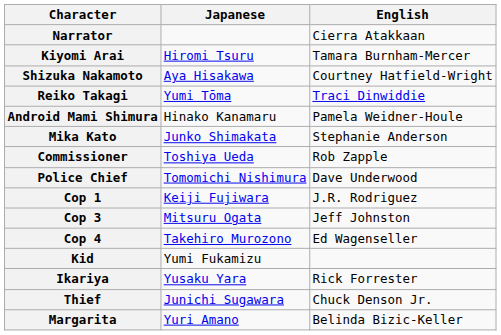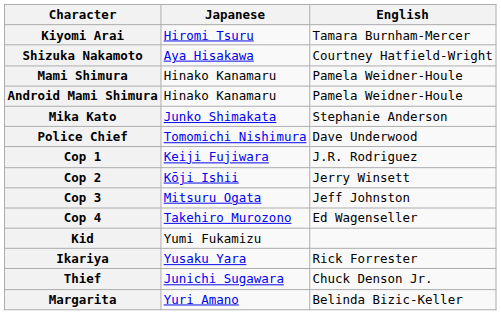- row: (83, 35)
- row: (83, 96)
+ row: (83, 76)
- row: (83, 157)
+ row: (83, 177)
